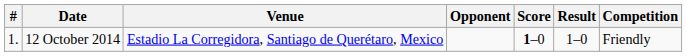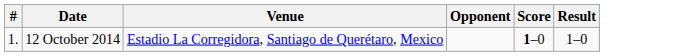- column: (640, 15)
